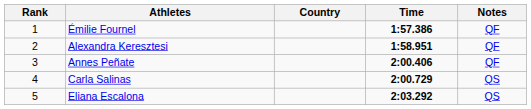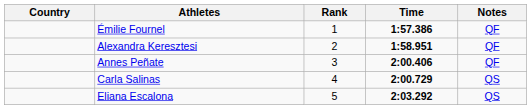columns swapped: (35, 12) <-> (320, 12)
